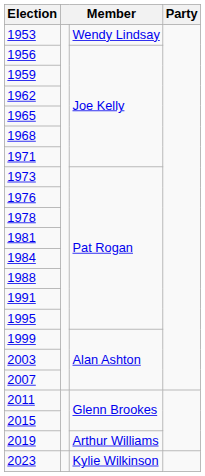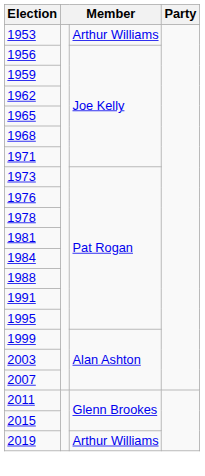(116, 34) Wendy Lindsay -> (116, 34) Arthur Williams
- row: (22, 461)
